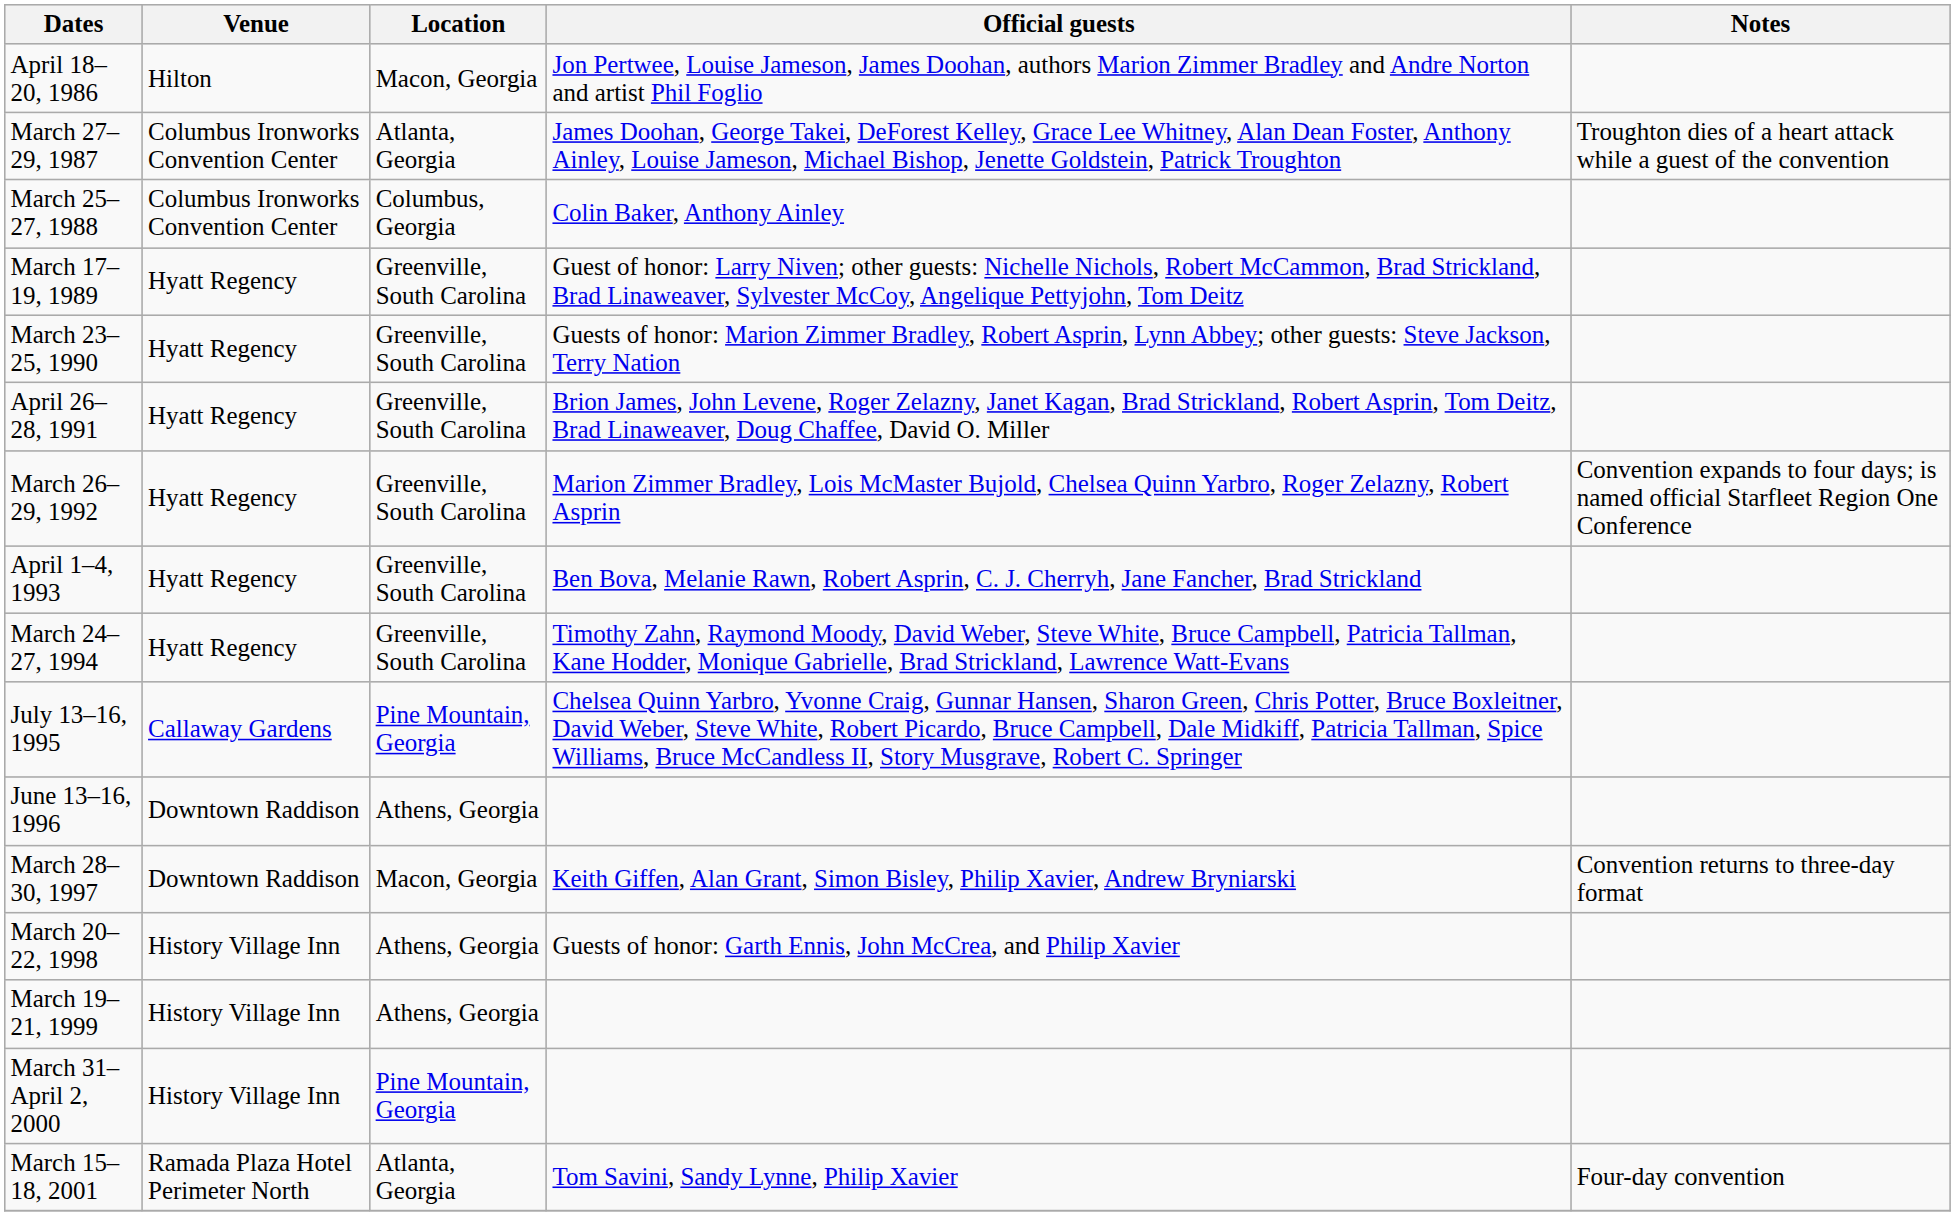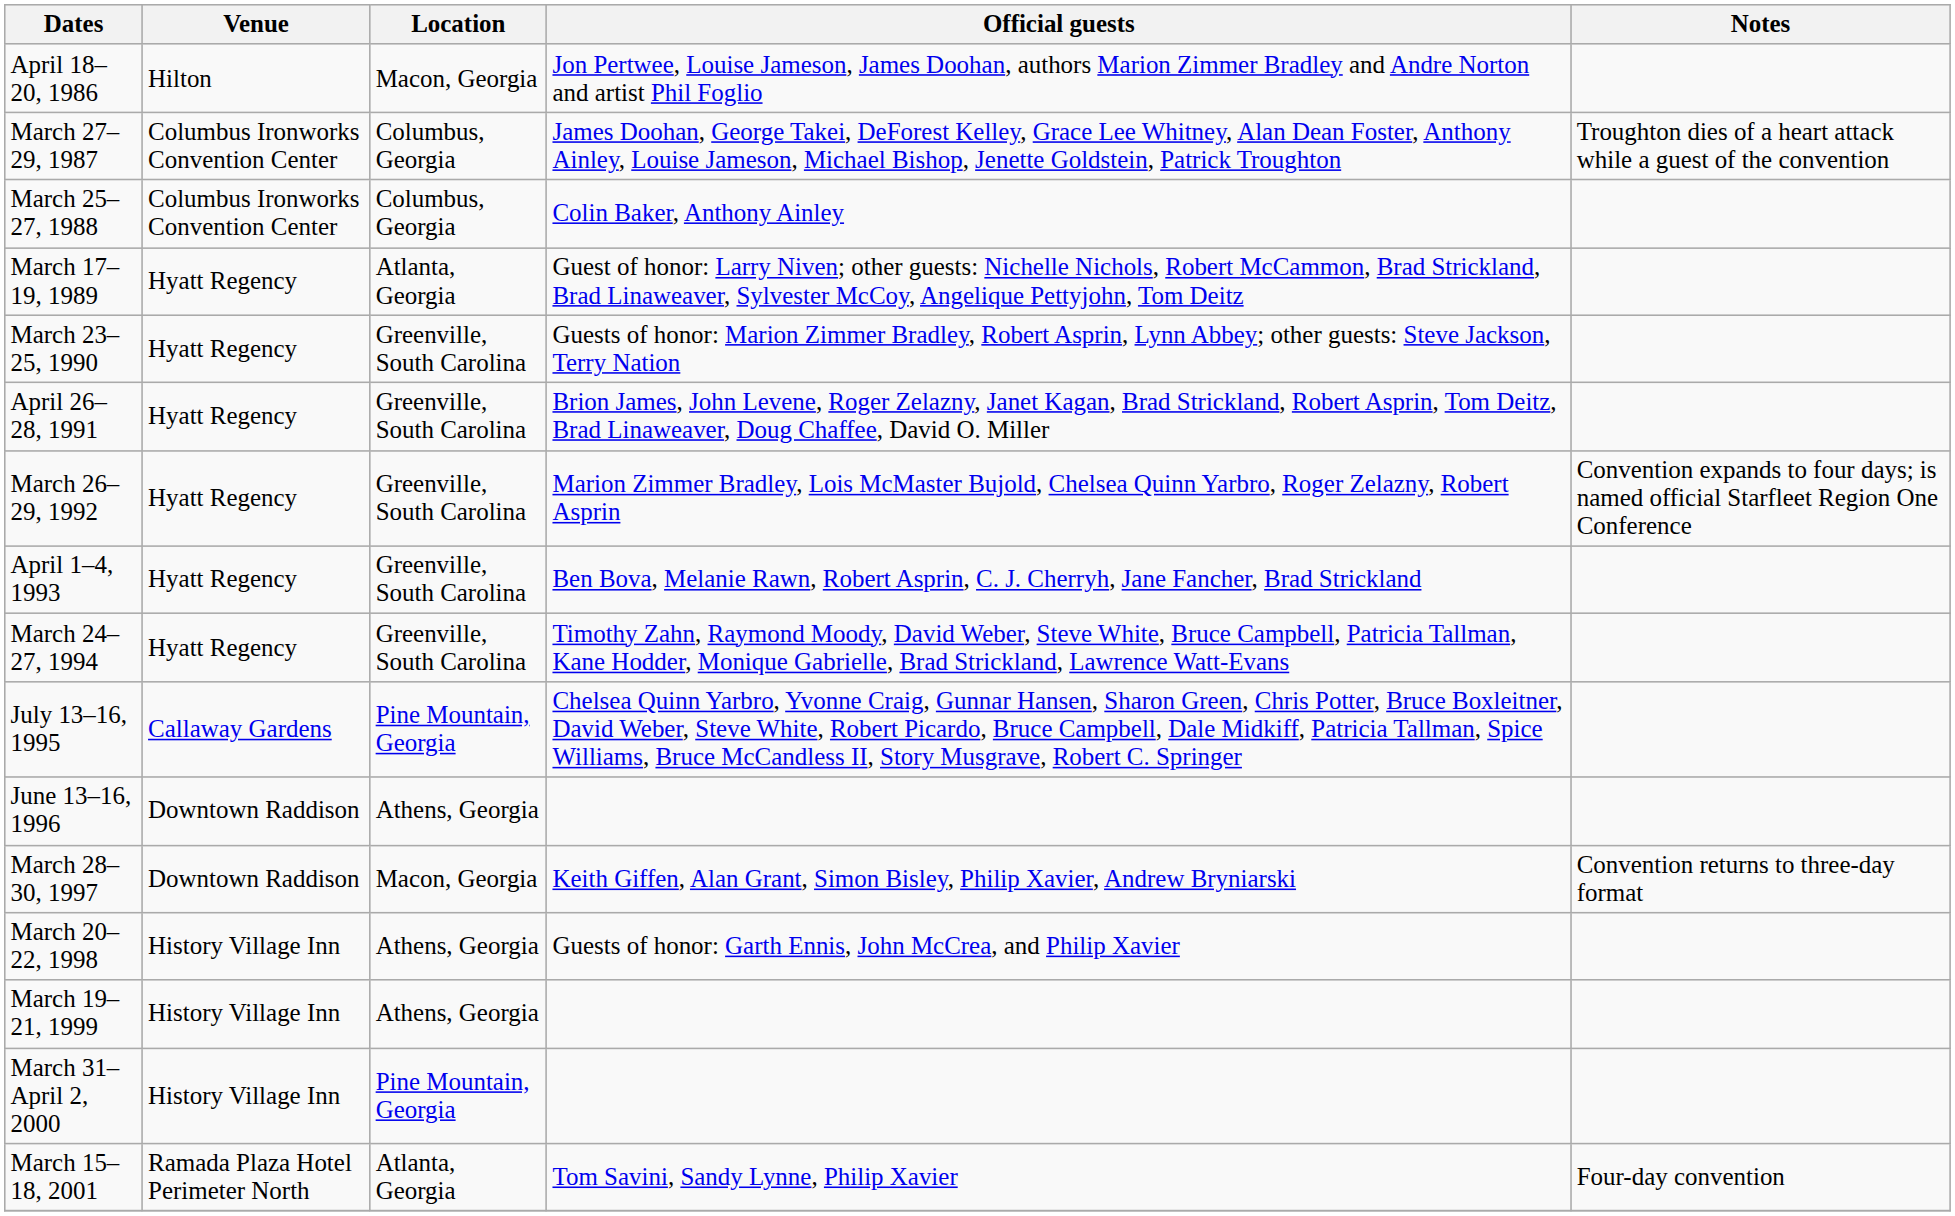(416, 145) Atlanta, Georgia -> (430, 145) Columbus, Georgia
(451, 280) Greenville, South Carolina -> (416, 280) Atlanta, Georgia
